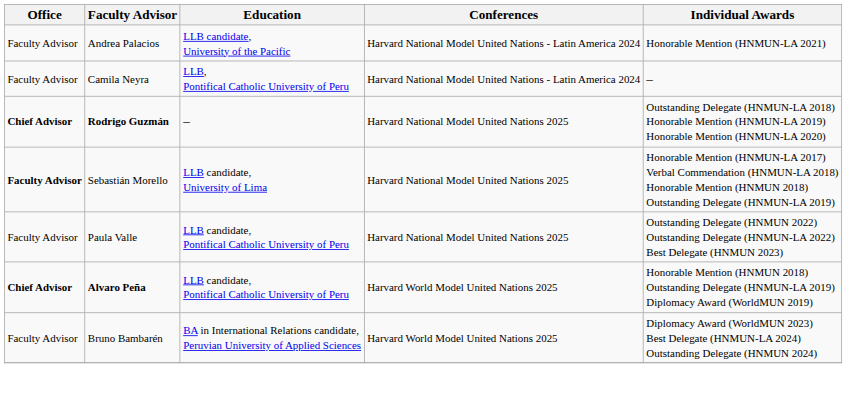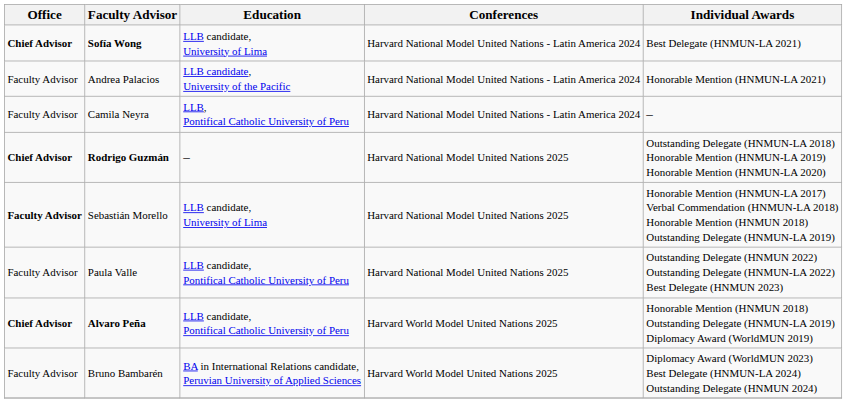+ row: (115, 43)
